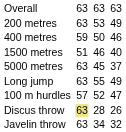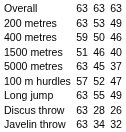rows swapped: (37, 96) <-> (29, 81)
(82, 110) khaki background -> (82, 110) no background
